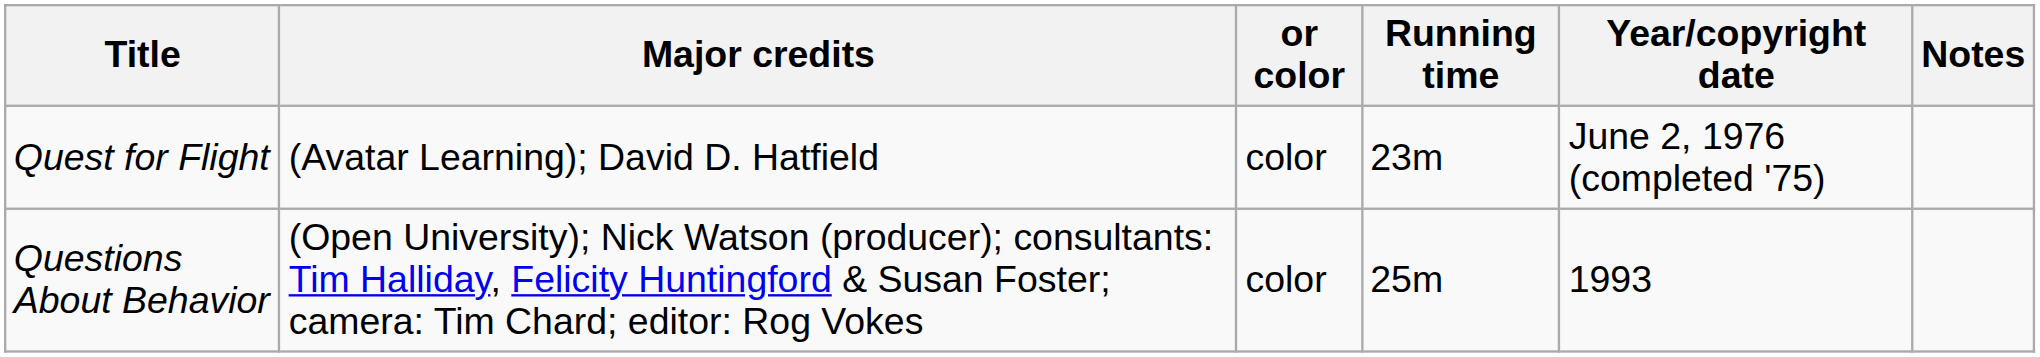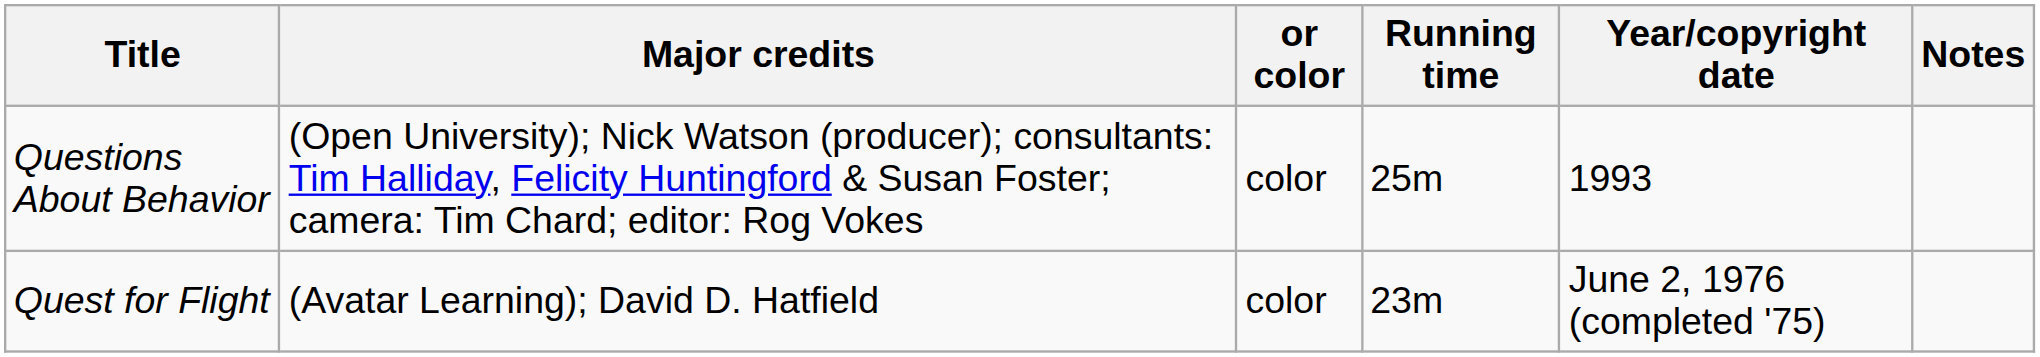rows swapped: (142, 156) <-> (142, 279)
